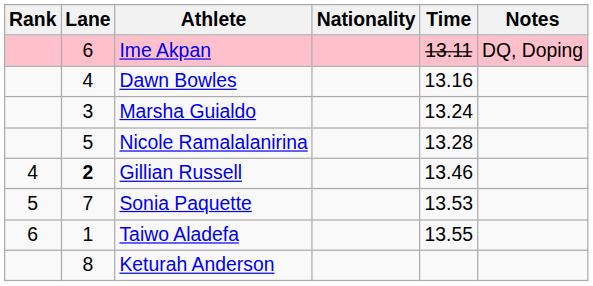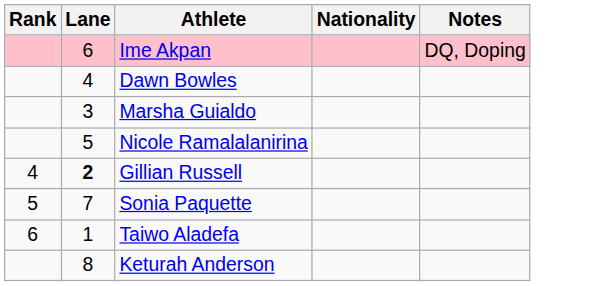- column: (449, 19)
